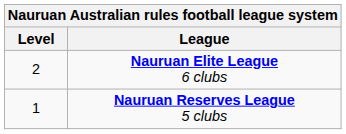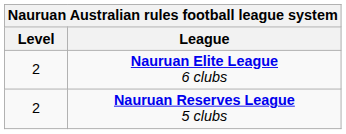(36, 108) 1 -> (36, 108) 2
